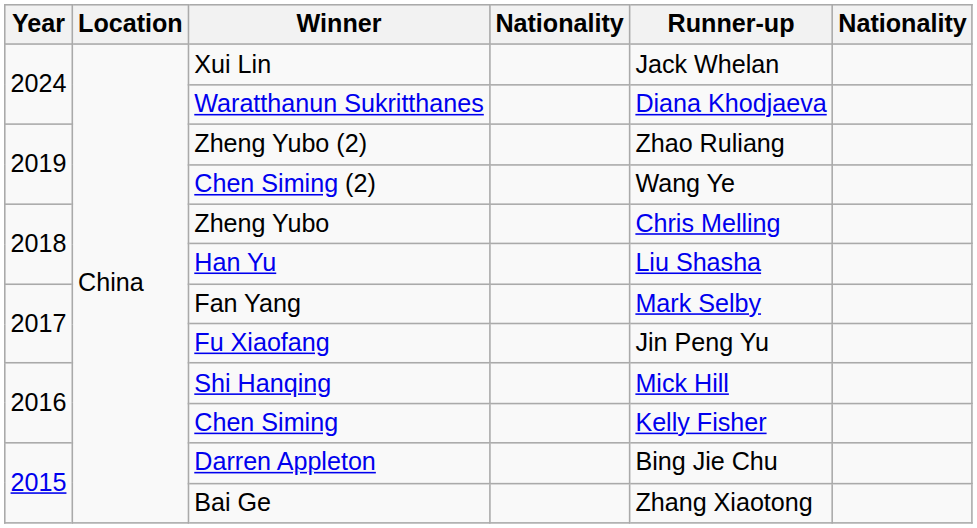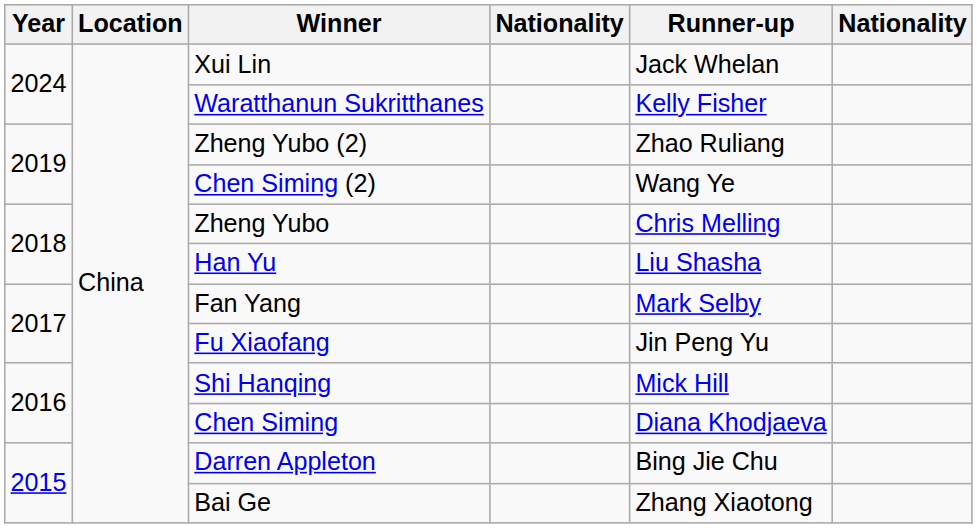(731, 104) Diana Khodjaeva -> (701, 104) Kelly Fisher
(701, 422) Kelly Fisher -> (731, 422) Diana Khodjaeva
